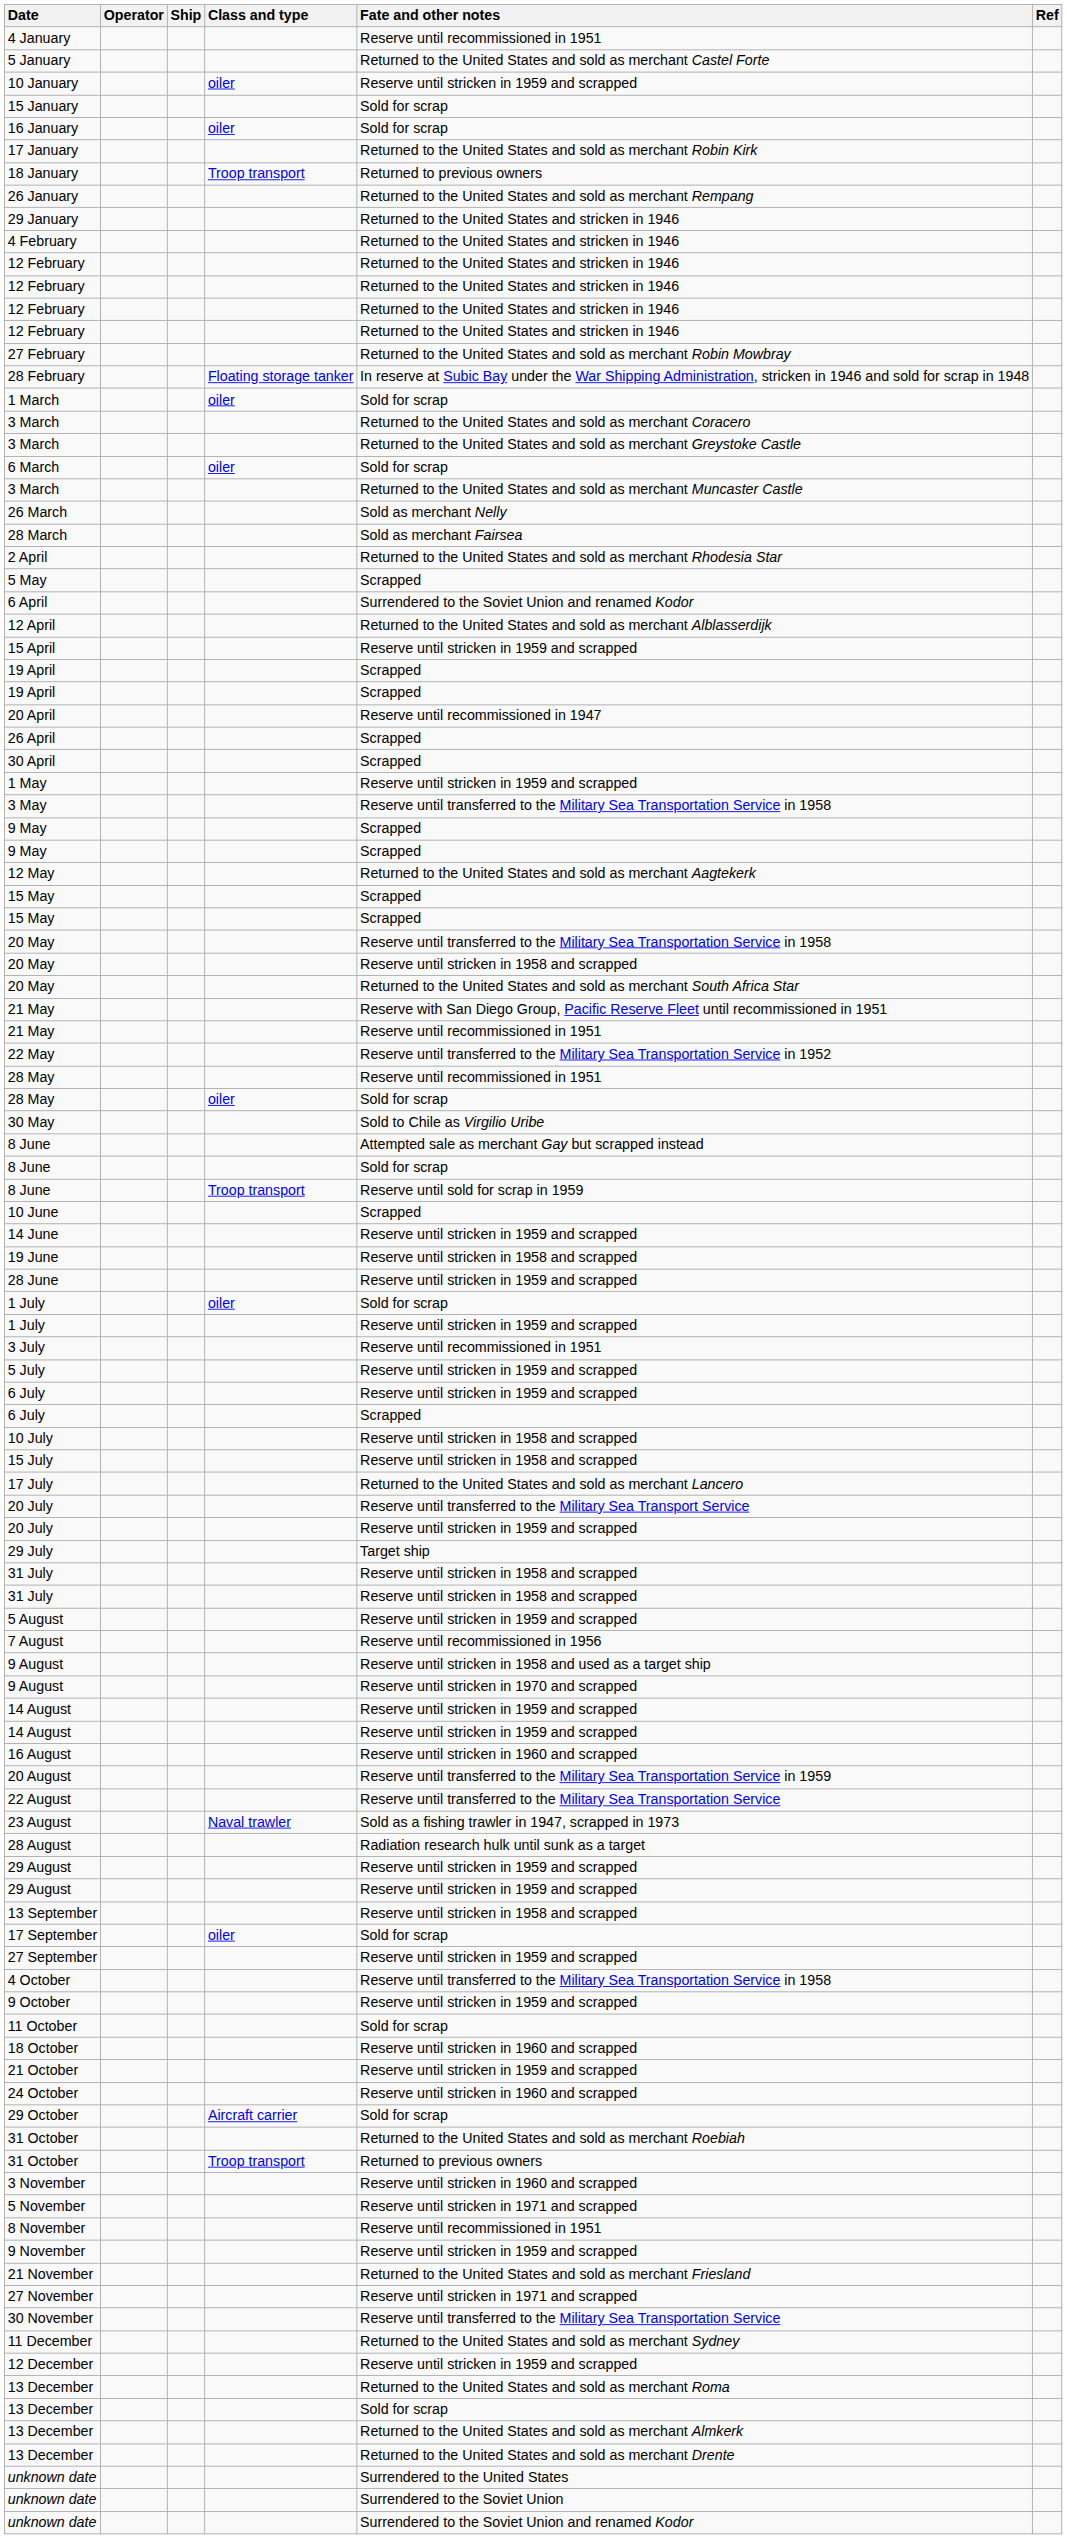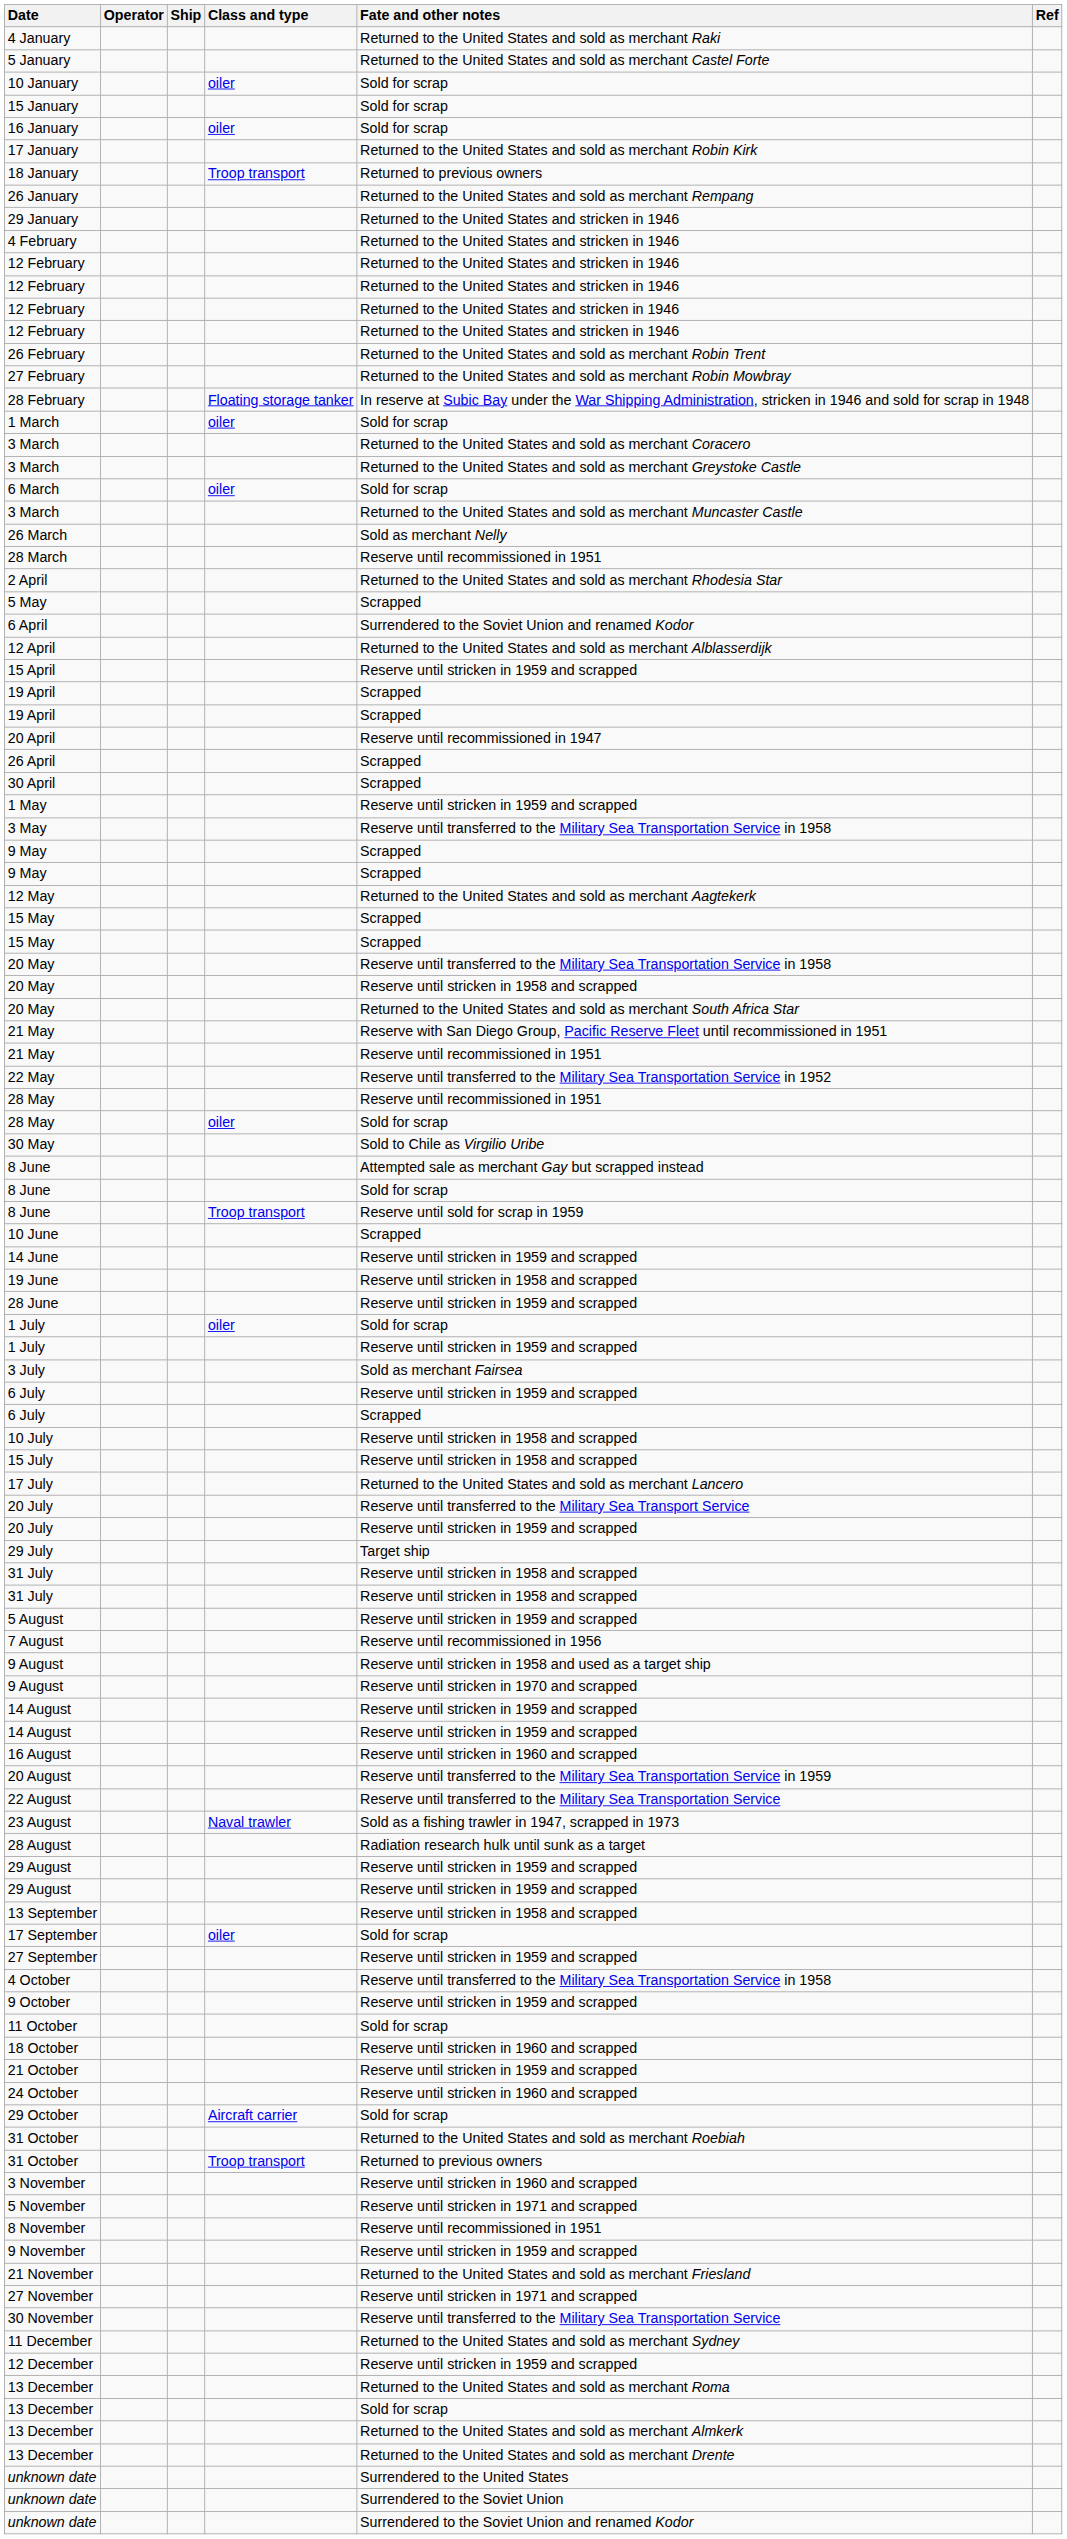(481, 38) Reserve until recommissioned in 1951 -> (540, 38) Returned to the United States and sold as merchant Raki
(499, 83) Reserve until stricken in 1959 and scrapped -> (404, 83) Sold for scrap
+ row: (46, 354)
(441, 535) Sold as merchant Fairsea -> (481, 557) Reserve until recommissioned in 1951
(481, 1348) Reserve until recommissioned in 1951 -> (441, 1370) Sold as merchant Fairsea
- row: (26, 1370)
